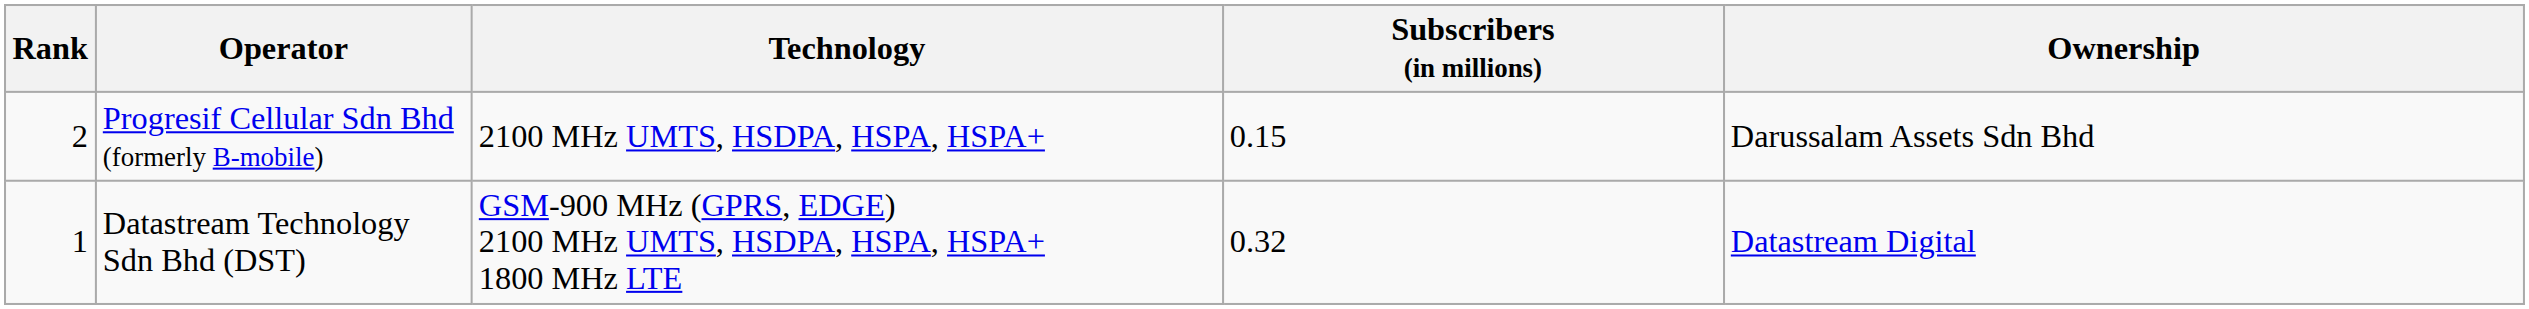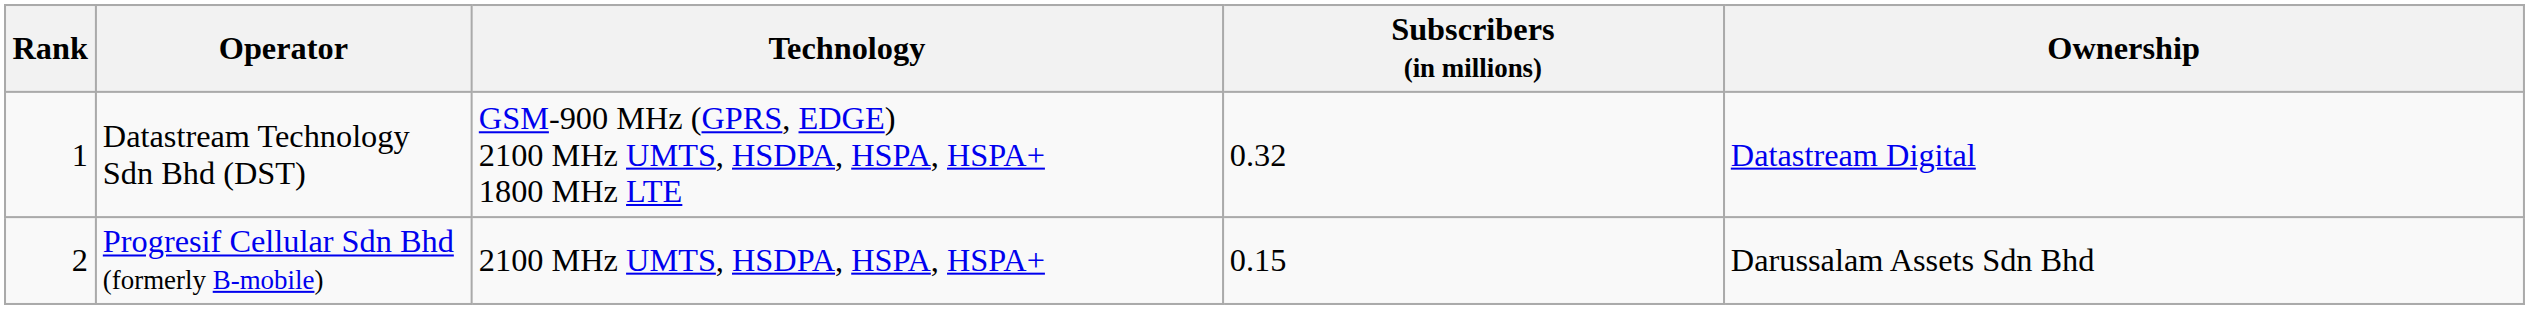rows swapped: (256, 241) <-> (278, 135)
